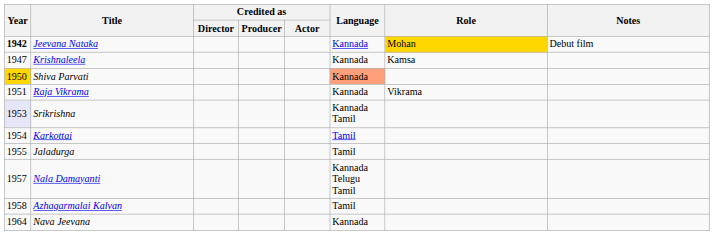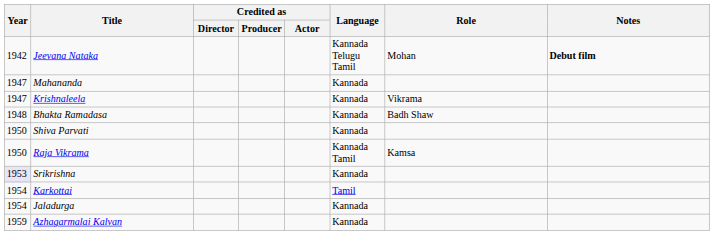(17, 44) bold -> (17, 55) normal
(350, 44) Kannada -> (350, 55) Kannada Telugu Tamil
(402, 44) gold background -> (402, 55) no background
(571, 44) normal -> (573, 55) bold
+ row: (58, 83)
(401, 60) Kamsa -> (405, 99) Vikrama
+ row: (70, 115)
(17, 76) gold background -> (17, 131) no background
(350, 76) lightsalmon background -> (350, 131) no background
(17, 92) 1951 -> (17, 152) 1950
(350, 92) Kannada -> (350, 152) Kannada Tamil
(405, 92) Vikrama -> (401, 152) Kamsa
(350, 114) Kannada Tamil -> (350, 174) Kannada
(17, 151) 1955 -> (17, 206) 1954
(344, 151) Tamil -> (350, 206) Kannada
- row: (67, 179)
(17, 206) 1958 -> (17, 222) 1959
(344, 206) Tamil -> (350, 222) Kannada
- row: (62, 222)
